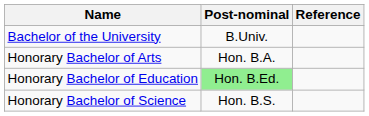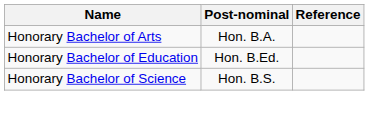- row: (84, 36)
(247, 79) lightgreen background -> (247, 57) no background
